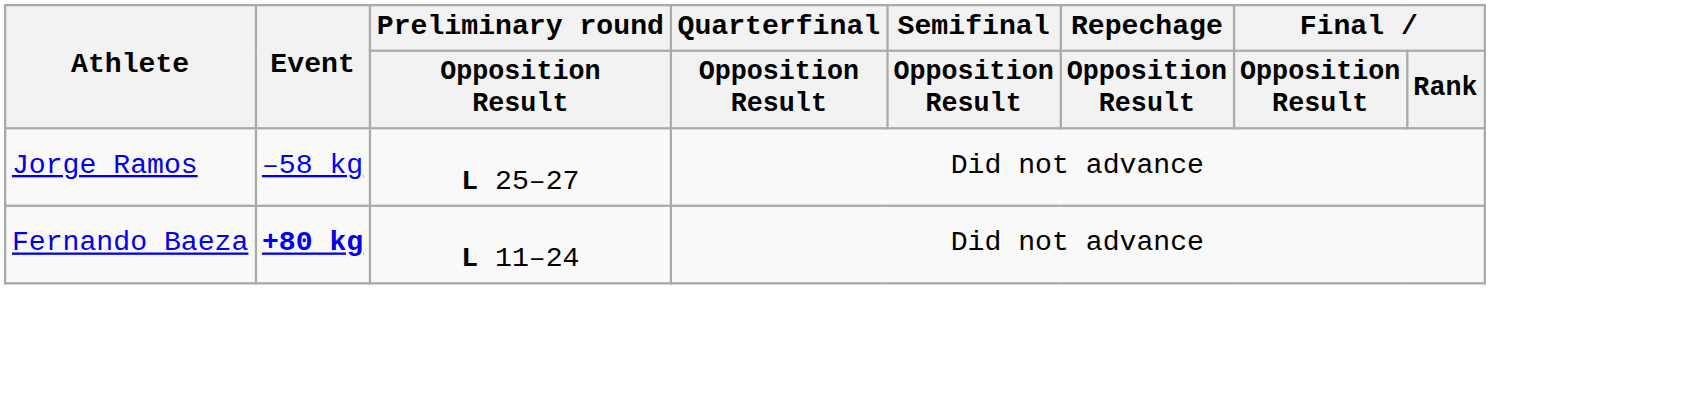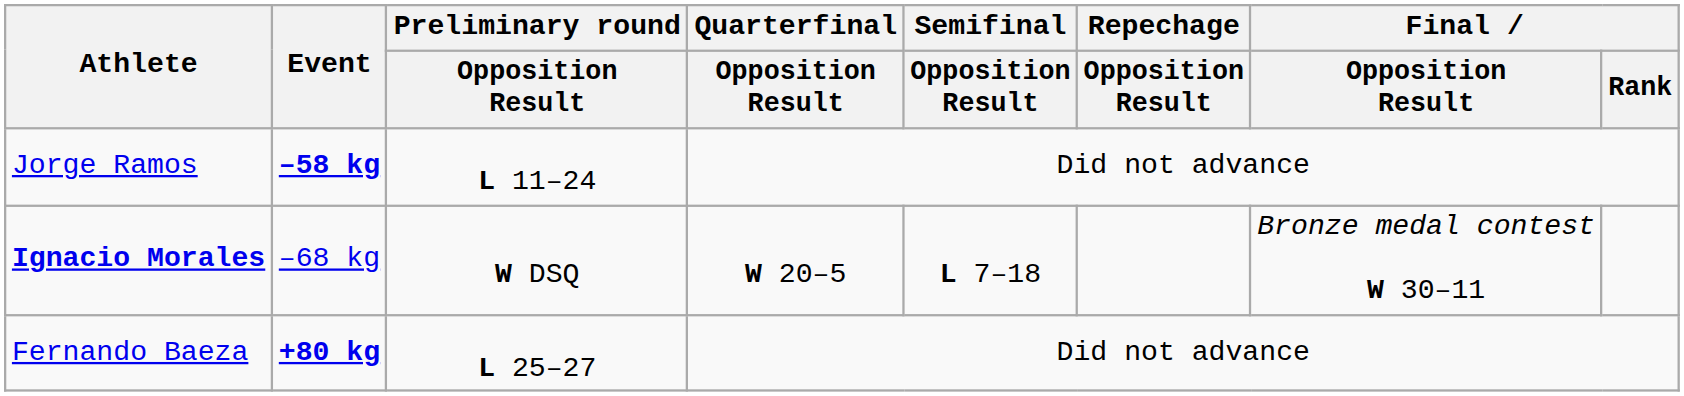(313, 166) normal -> (329, 166) bold
(520, 182) L 25–27 -> (537, 182) L 11–24
+ row: (139, 260)
(520, 260) L 11–24 -> (537, 369) L 25–27
